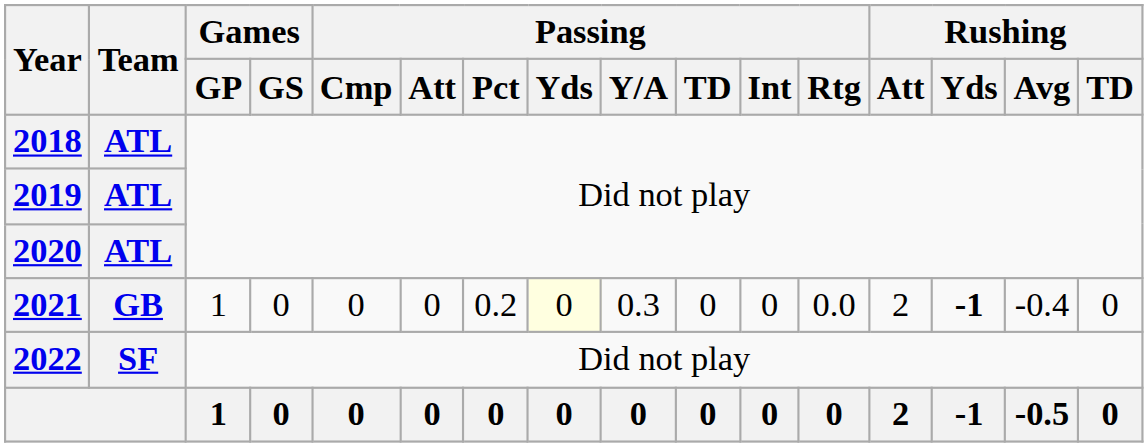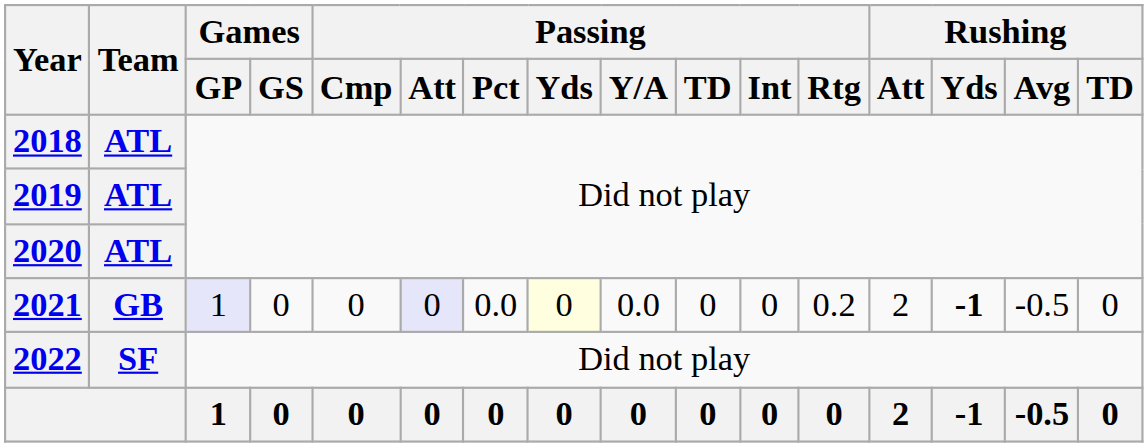(218, 304) no background -> (218, 304) lavender background
(432, 304) no background -> (432, 304) lavender background
(496, 304) 0.2 -> (496, 304) 0.0
(638, 304) 0.3 -> (638, 304) 0.0
(834, 304) 0.0 -> (834, 304) 0.2
(1042, 304) -0.4 -> (1042, 304) -0.5
